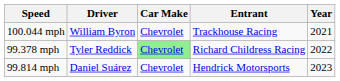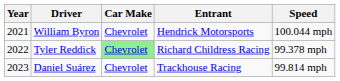columns swapped: (321, 13) <-> (36, 13)
(235, 31) Trackhouse Racing -> (205, 31) Hendrick Motorsports
(241, 67) Hendrick Motorsports -> (199, 67) Trackhouse Racing
